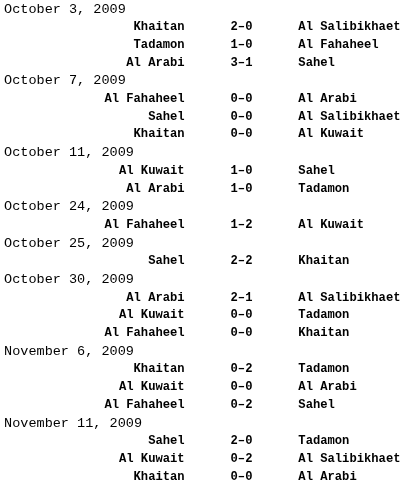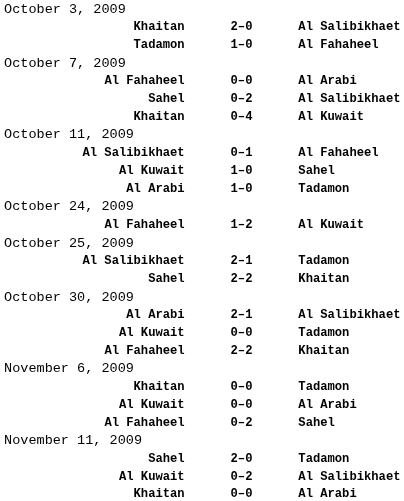- row: (155, 63)
(241, 117) 0–0 -> (241, 99) 0–2
(241, 134) 0–0 -> (241, 117) 0–4
+ row: (134, 153)
+ row: (134, 261)
(241, 333) 0–0 -> (241, 351) 2–2
(241, 369) 0–2 -> (241, 387) 0–0
